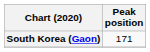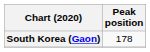(124, 39) 171 -> (124, 39) 178
